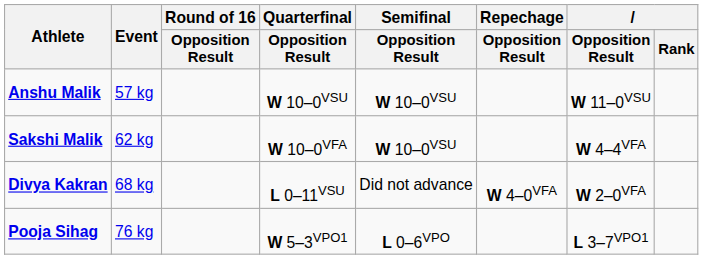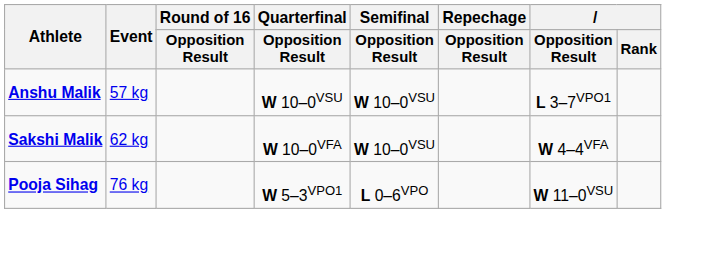(611, 101) W 11–0VSU -> (573, 101) L 3–7VPO1
- row: (58, 185)
(611, 241) L 3–7VPO1 -> (573, 194) W 11–0VSU
